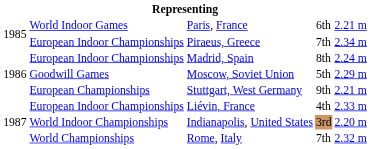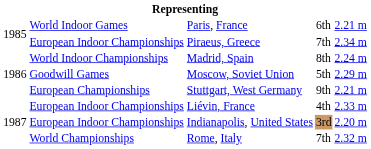(107, 58) European Indoor Championships -> (99, 58) World Indoor Championships
(99, 122) World Indoor Championships -> (107, 122) European Indoor Championships
